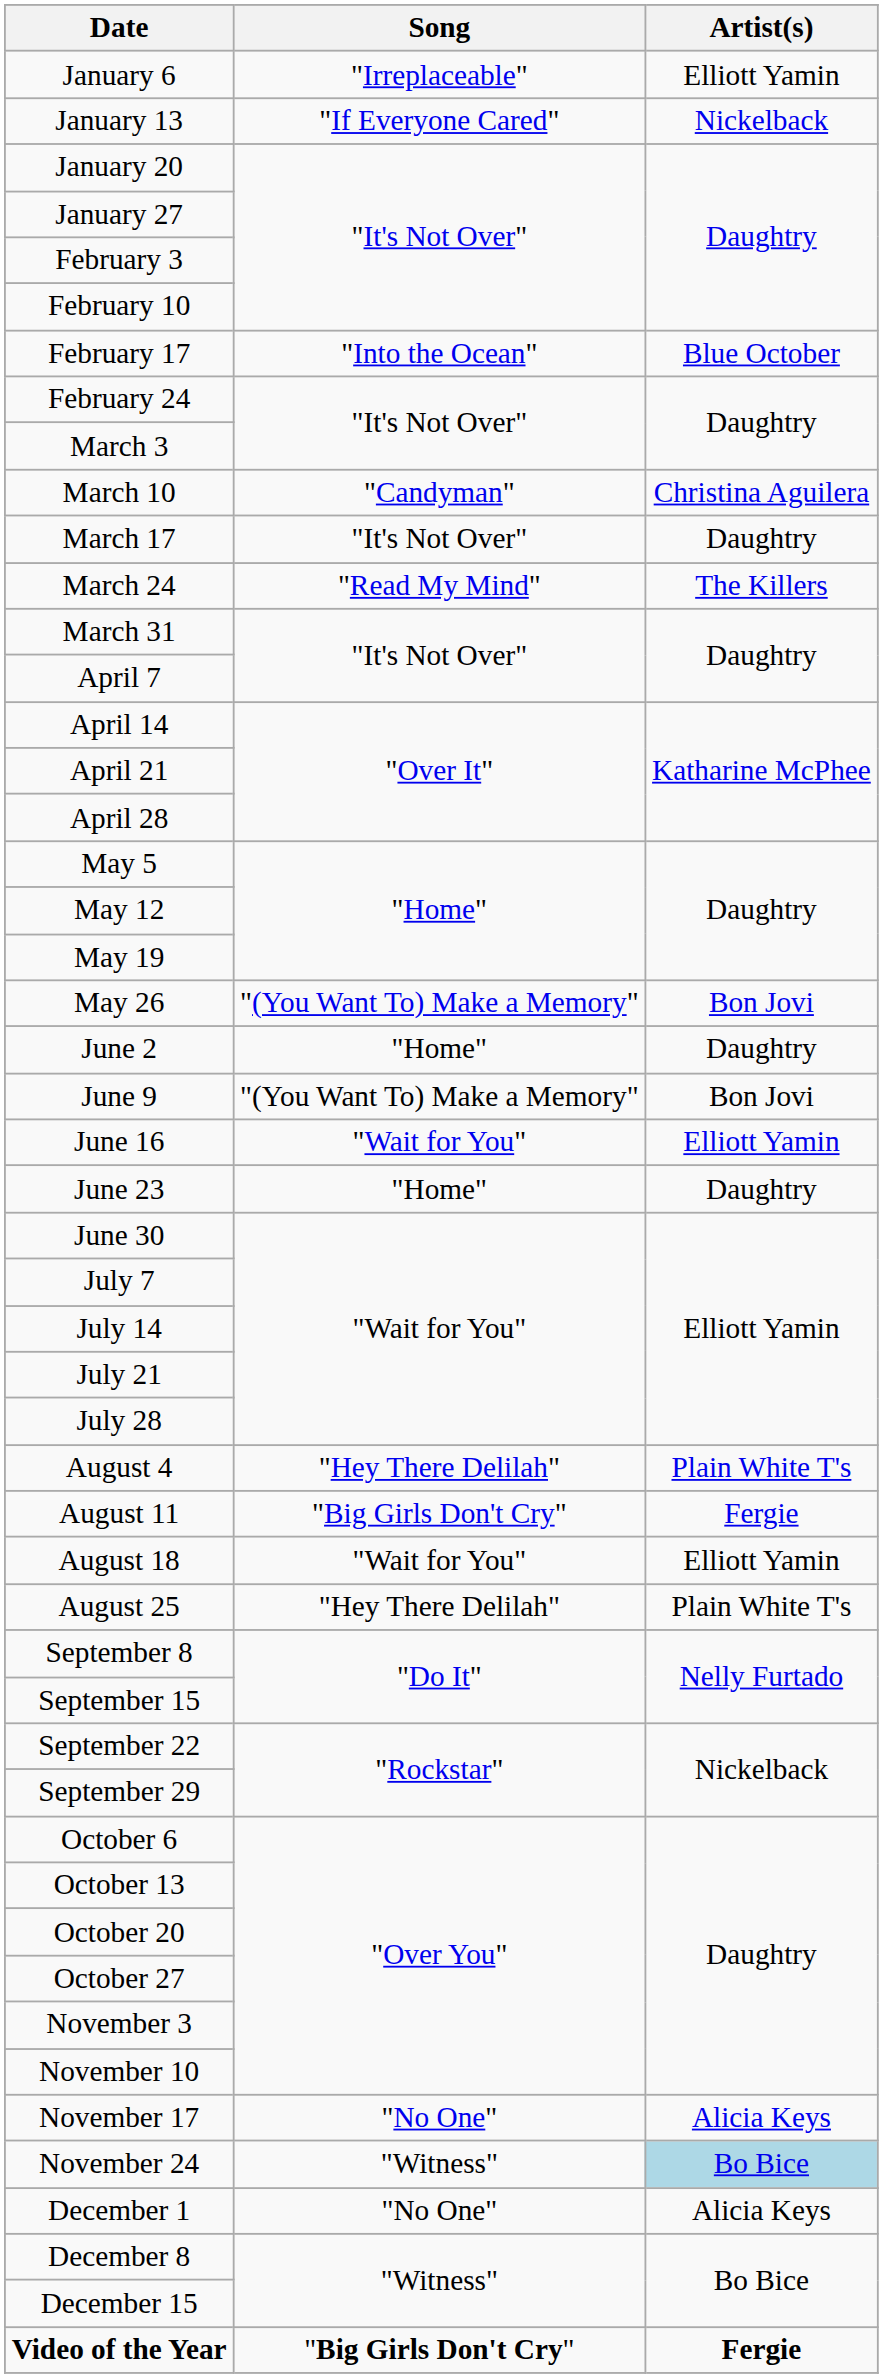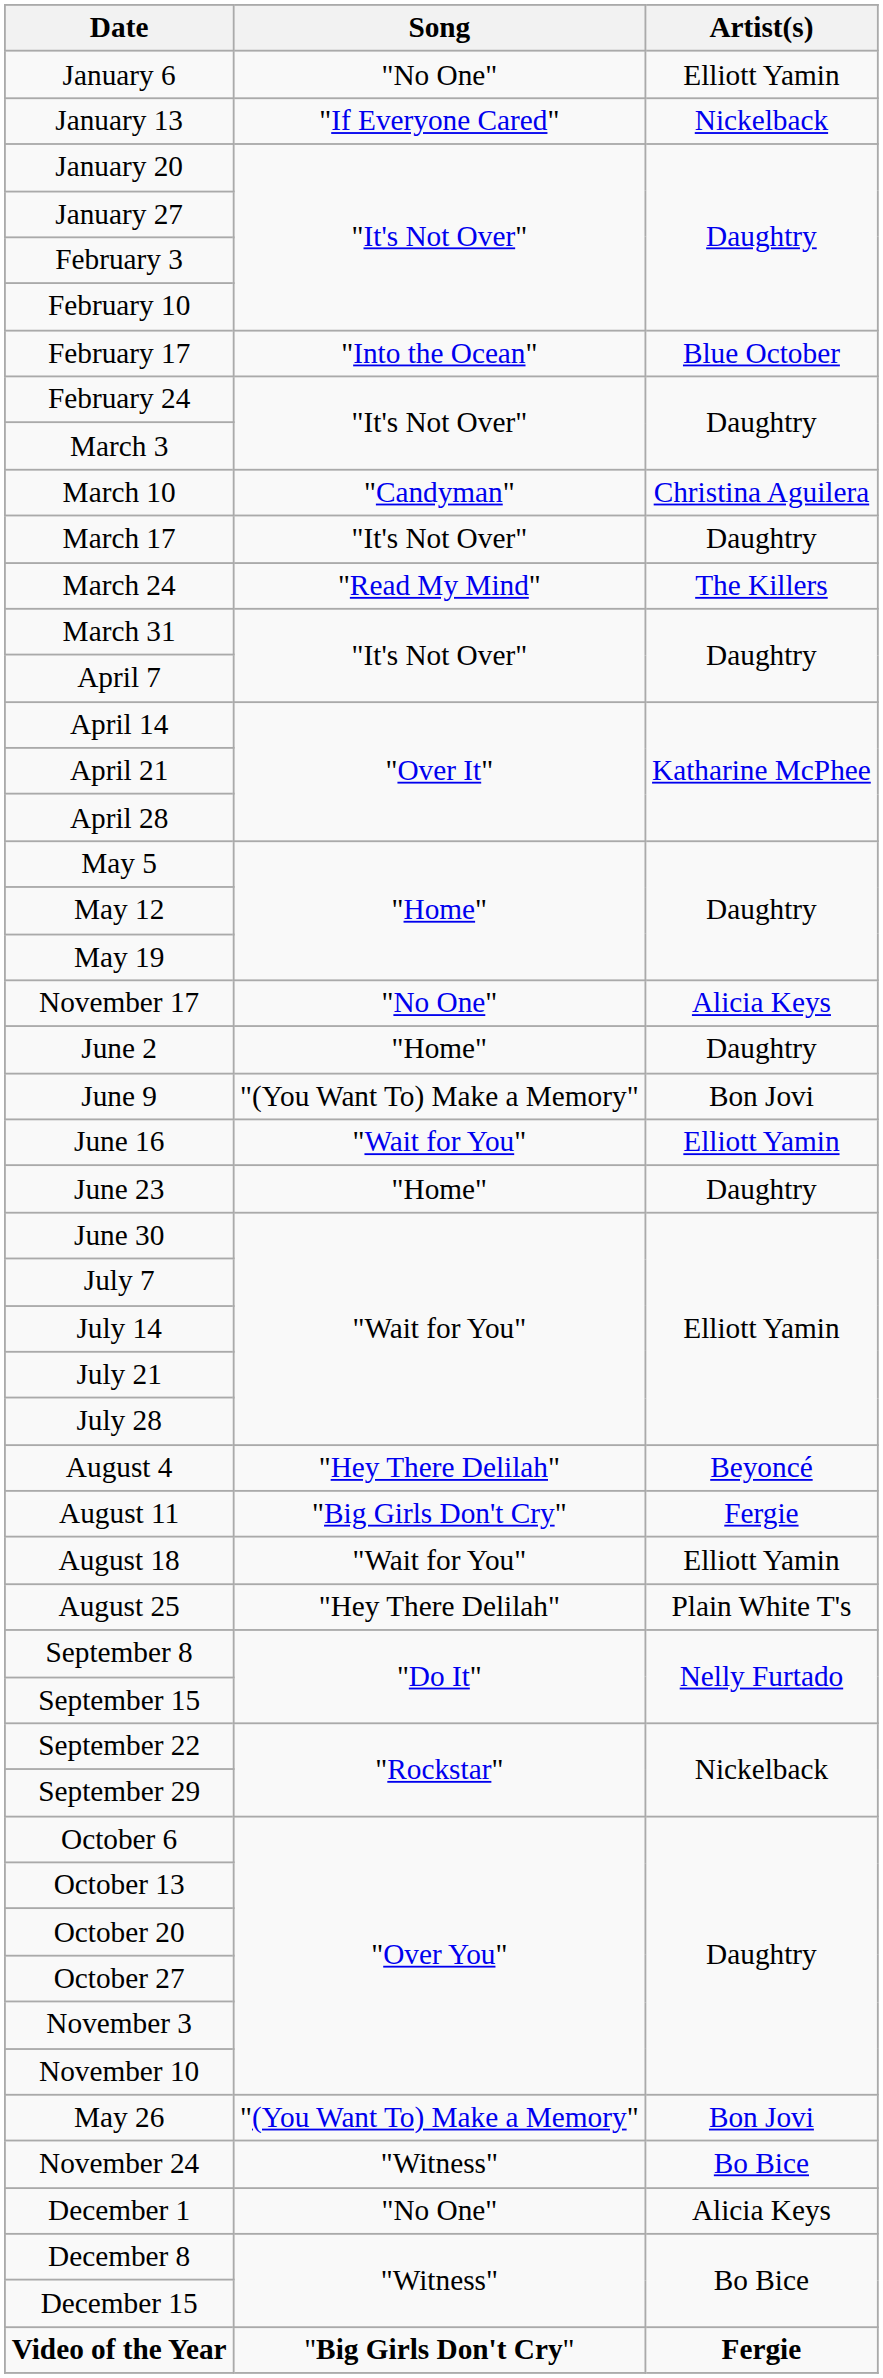(439, 74) "Irreplaceable" -> (439, 74) "No One"
rows swapped: (119, 1002) <-> (119, 2117)
(761, 1467) Plain White T's -> (761, 1467) Beyoncé
(761, 2163) lightblue background -> (761, 2163) no background
